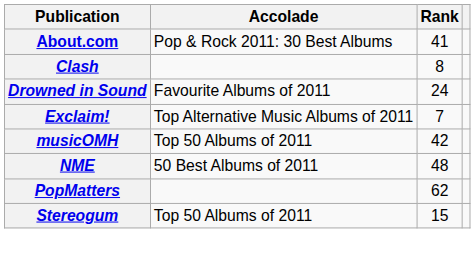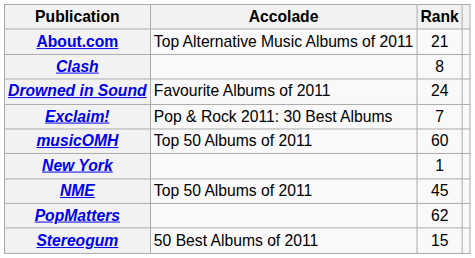(273, 41) Pop & Rock 2011: 30 Best Albums -> (284, 41) Top Alternative Music Albums of 2011
(440, 41) 41 -> (440, 41) 21
(284, 116) Top Alternative Music Albums of 2011 -> (273, 116) Pop & Rock 2011: 30 Best Albums
(440, 141) 42 -> (440, 141) 60
+ row: (77, 166)
(236, 166) 50 Best Albums of 2011 -> (233, 191) Top 50 Albums of 2011
(440, 166) 48 -> (440, 191) 45
(233, 215) Top 50 Albums of 2011 -> (236, 240) 50 Best Albums of 2011
